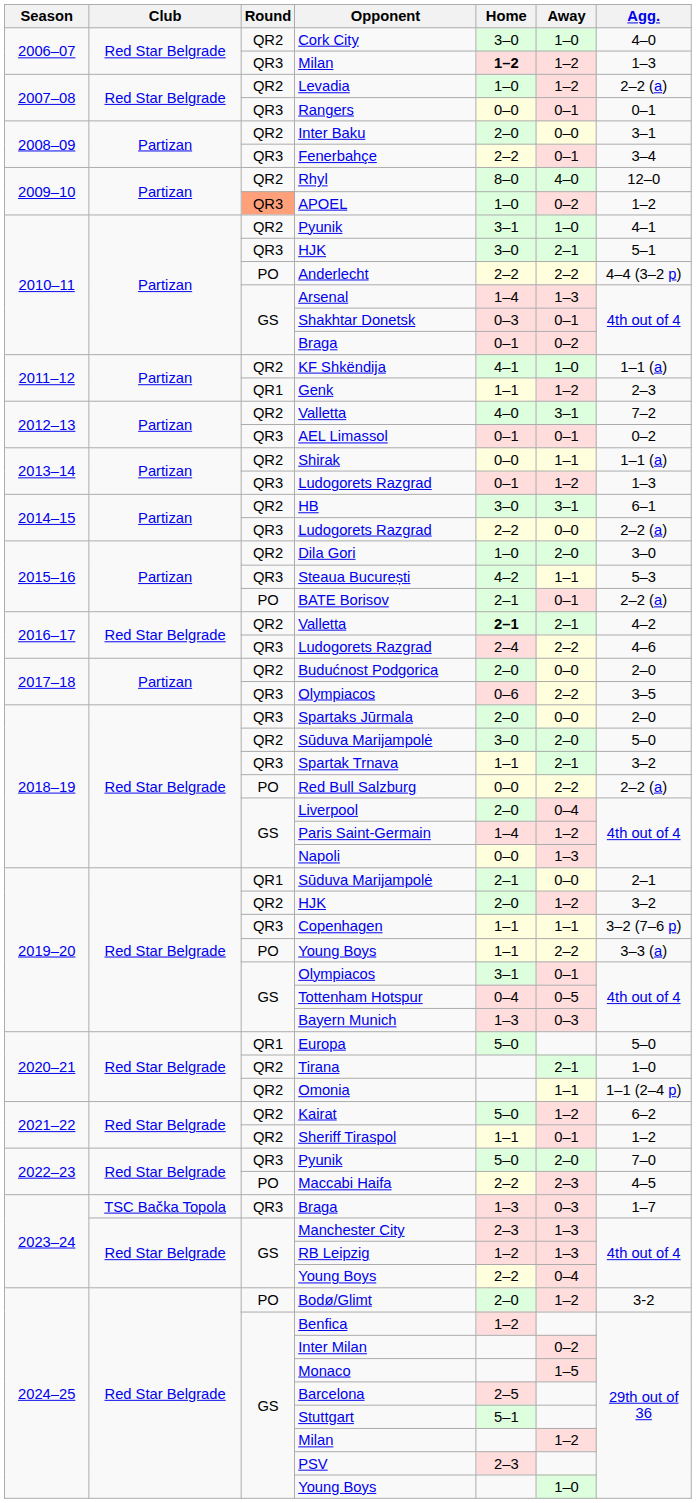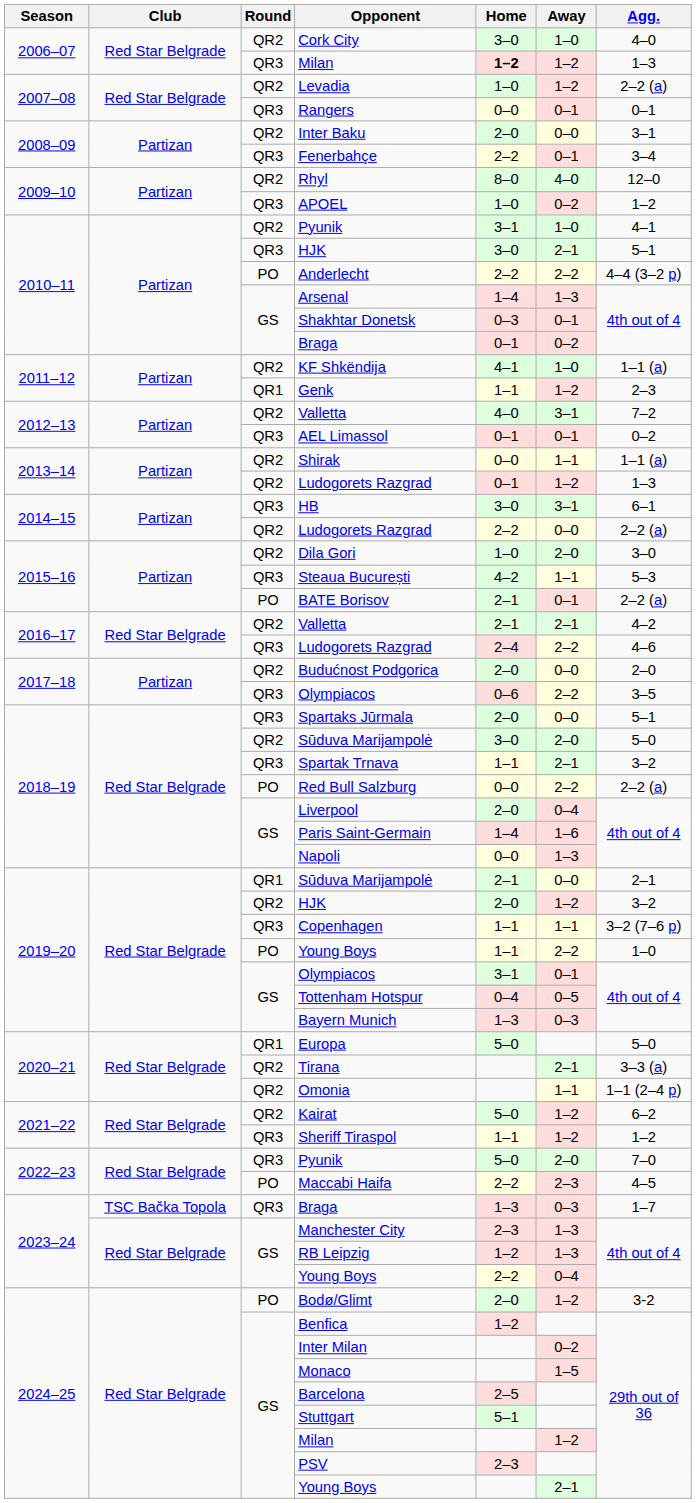(268, 203) lightsalmon background -> (268, 203) no background
(268, 483) QR3 -> (268, 483) QR2
(268, 506) QR2 -> (268, 506) QR3
(268, 530) QR3 -> (268, 530) QR2
(506, 623) bold -> (506, 623) normal
(644, 717) 2–0 -> (644, 717) 5–1
(567, 833) 1–2 -> (567, 833) 1–6
(644, 950) 3–3 (a) -> (644, 950) 1–0
(644, 1067) 1–0 -> (644, 1067) 3–3 (a)
(268, 1137) QR2 -> (268, 1137) QR3
(567, 1137) 0–1 -> (567, 1137) 1–2
(567, 1487) 1–0 -> (567, 1487) 2–1
